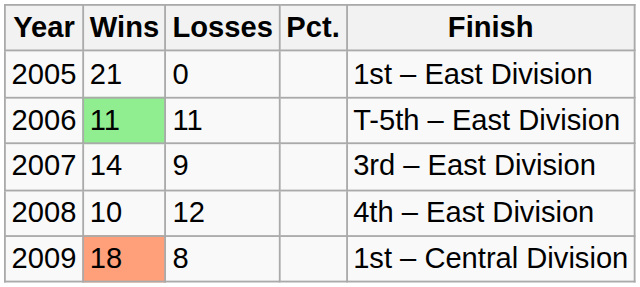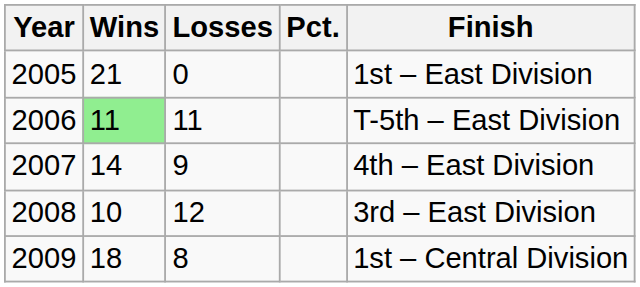(475, 166) 3rd – East Division -> (474, 166) 4th – East Division
(474, 212) 4th – East Division -> (475, 212) 3rd – East Division
(106, 258) lightsalmon background -> (106, 258) no background
